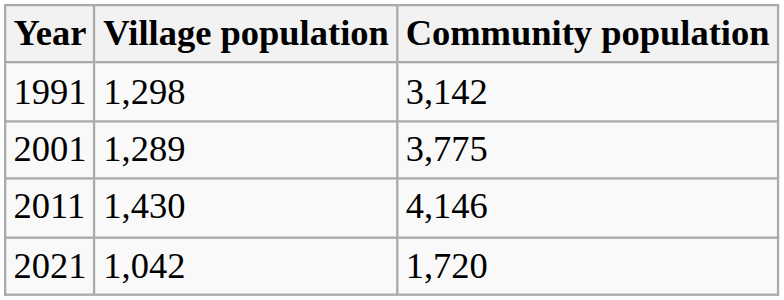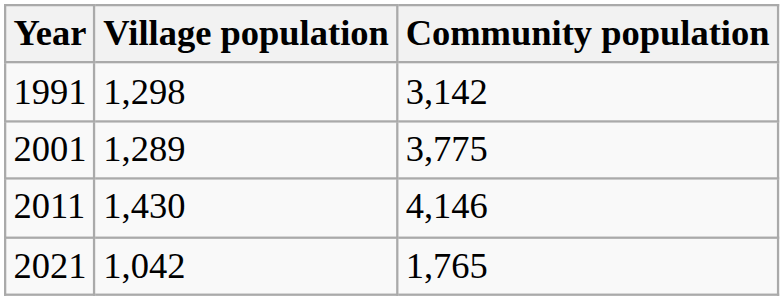(447, 264) 1,720 -> (447, 264) 1,765
